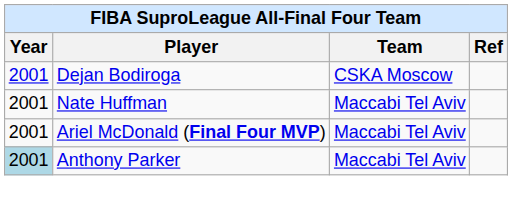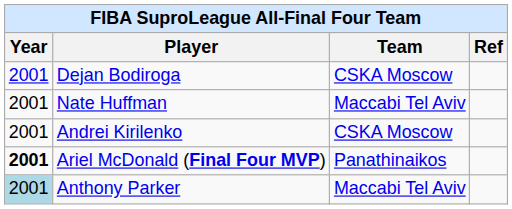+ row: (120, 132)
(29, 132) normal -> (29, 160) bold
(400, 132) Maccabi Tel Aviv -> (390, 160) Panathinaikos
